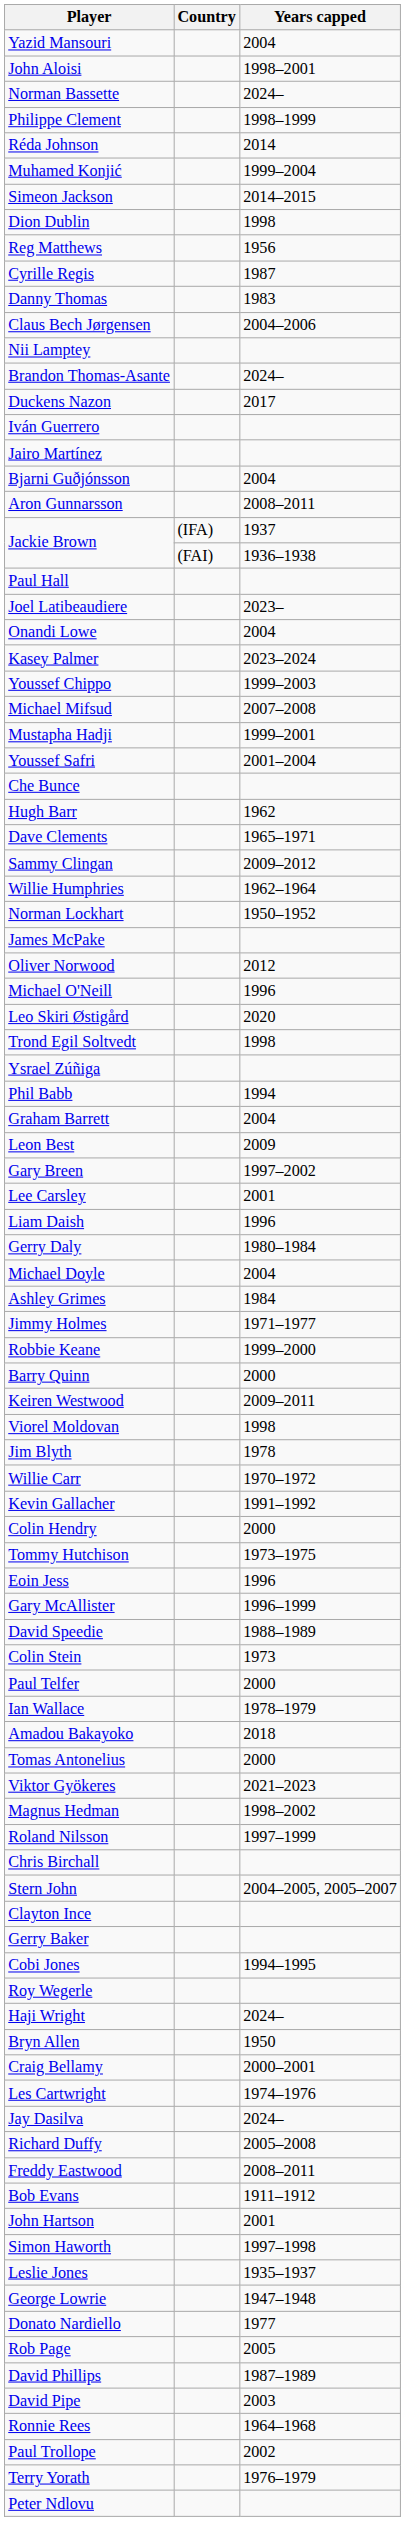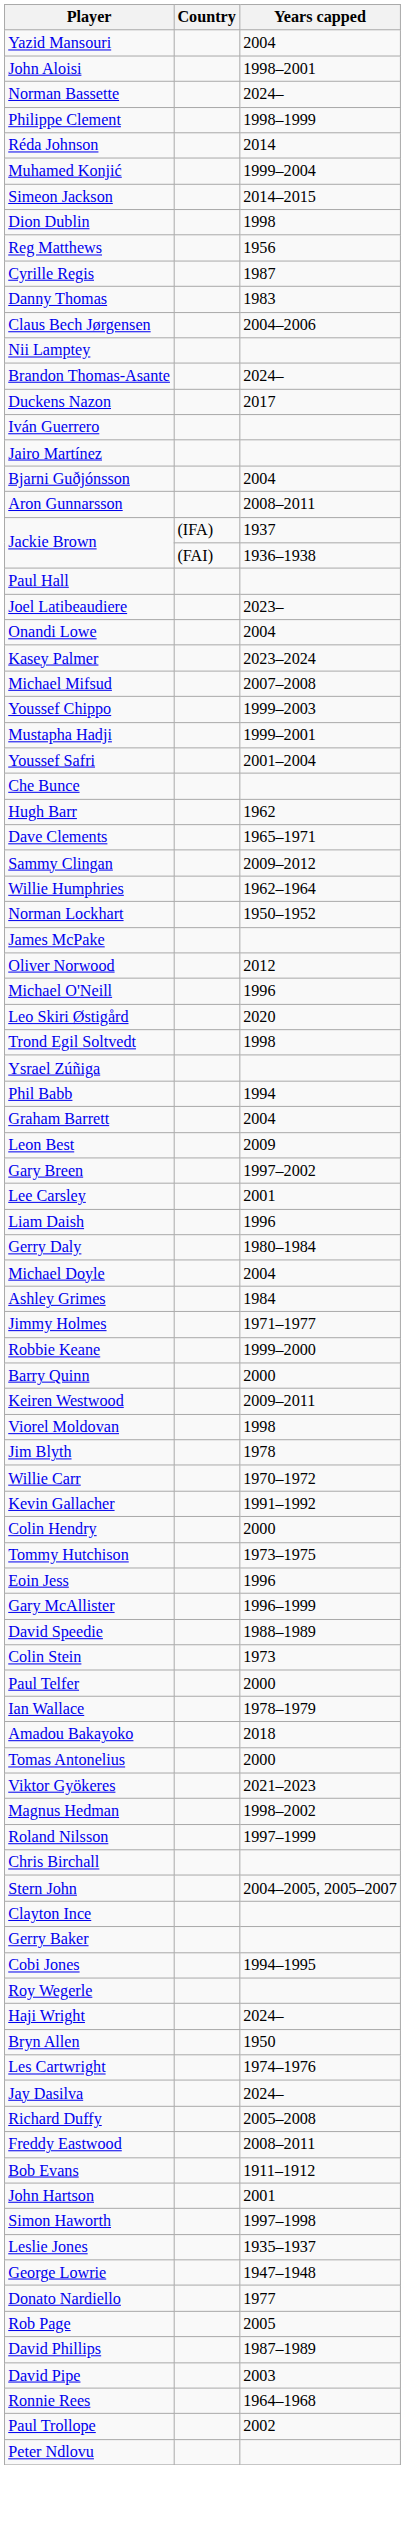rows swapped: (60, 709) <-> (60, 683)
- row: (56, 2067)
- row: (49, 2477)
